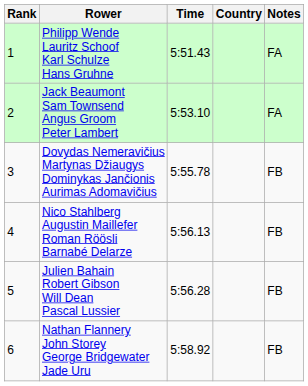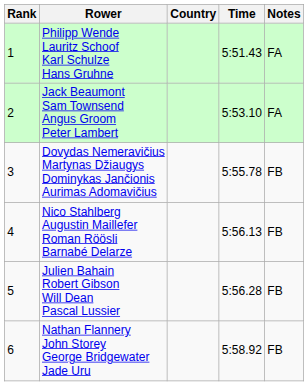columns swapped: (239, 14) <-> (190, 14)
